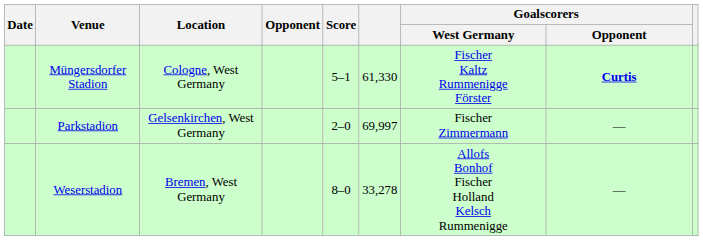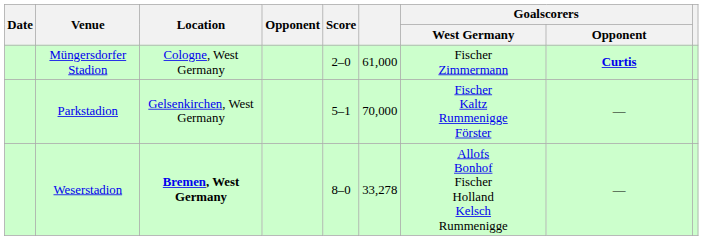(341, 76) 5–1 -> (341, 62) 2–0
(380, 76) 61,330 -> (380, 62) 61,000
(473, 76) Fischer Kaltz Rummenigge Förster -> (473, 62) Fischer Zimmermann
(341, 125) 2–0 -> (341, 111) 5–1
(380, 125) 69,997 -> (380, 111) 70,000
(473, 125) Fischer Zimmermann -> (473, 111) Fischer Kaltz Rummenigge Förster
(201, 189) normal -> (201, 189) bold
